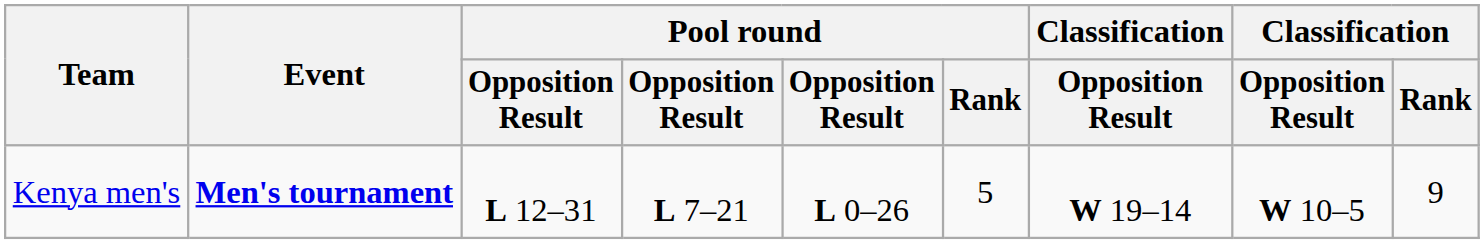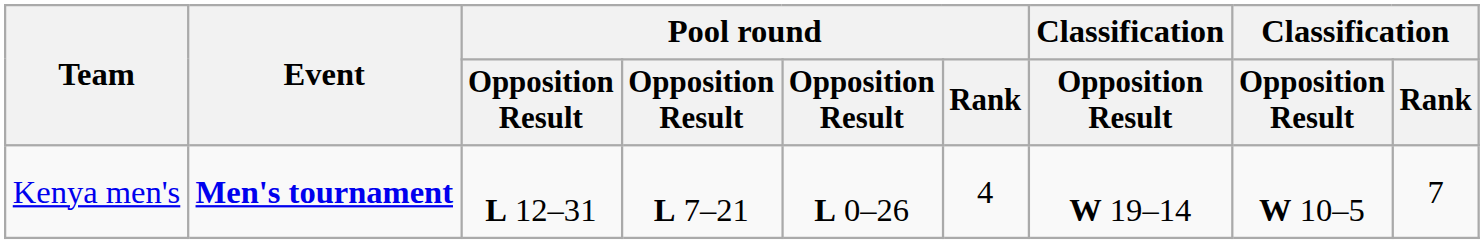(985, 191) 5 -> (985, 191) 4
(1436, 191) 9 -> (1436, 191) 7
